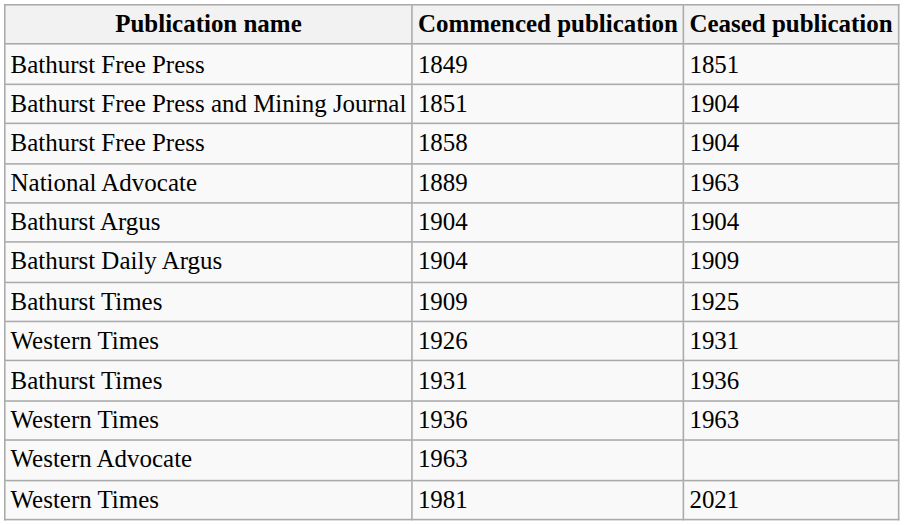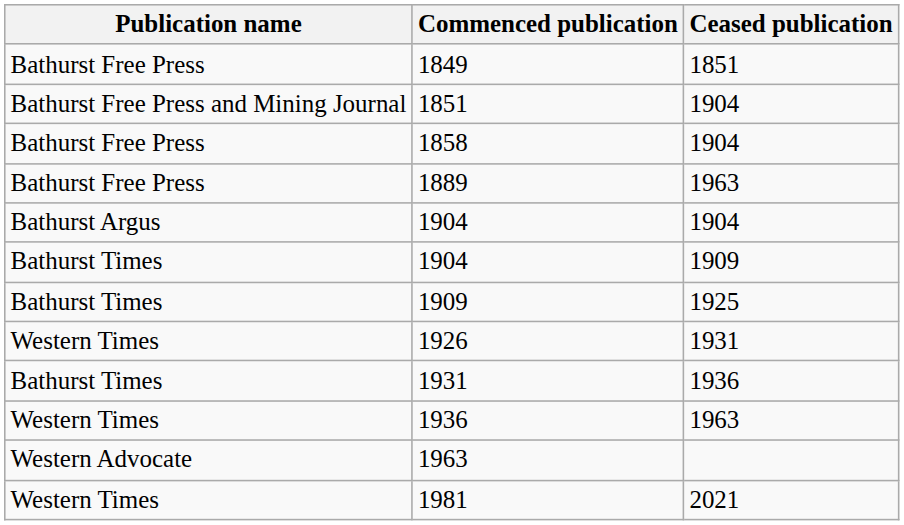(104, 182) National Advocate -> (108, 182) Bathurst Free Press
(116, 261) Bathurst Daily Argus -> (86, 261) Bathurst Times
